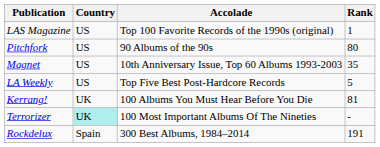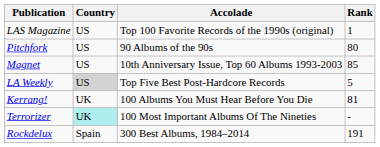(353, 64) 35 -> (353, 64) 85
(83, 82) no background -> (83, 82) lightgrey background
